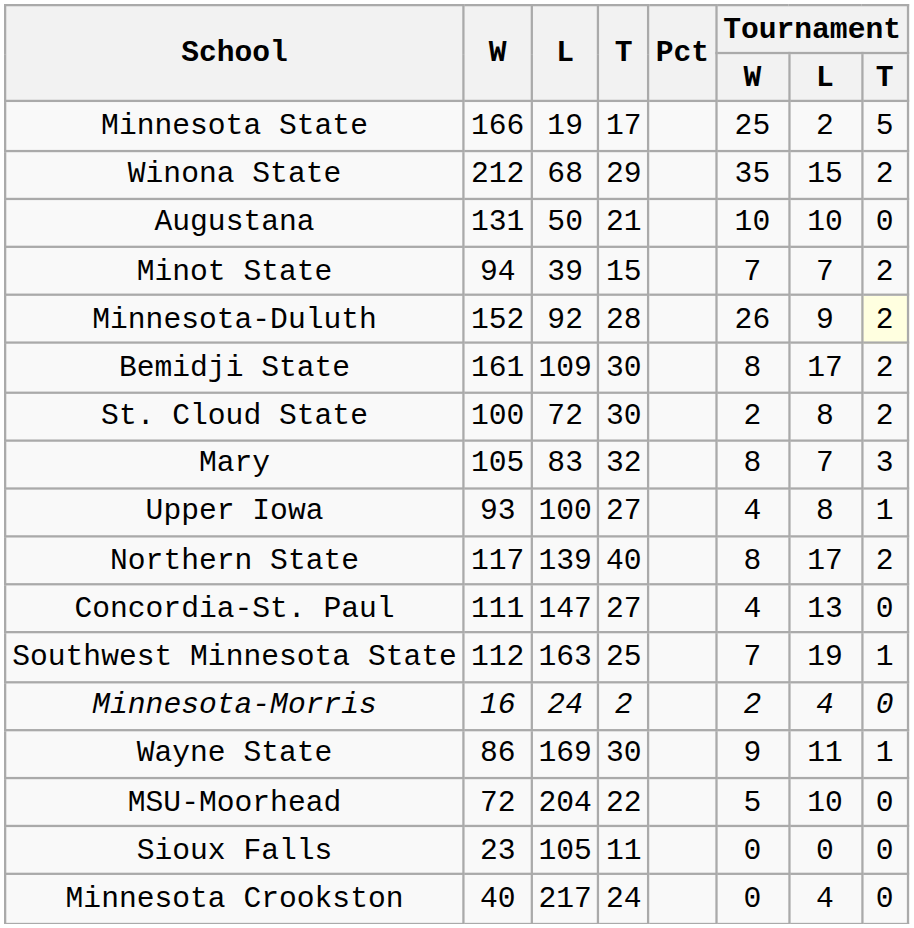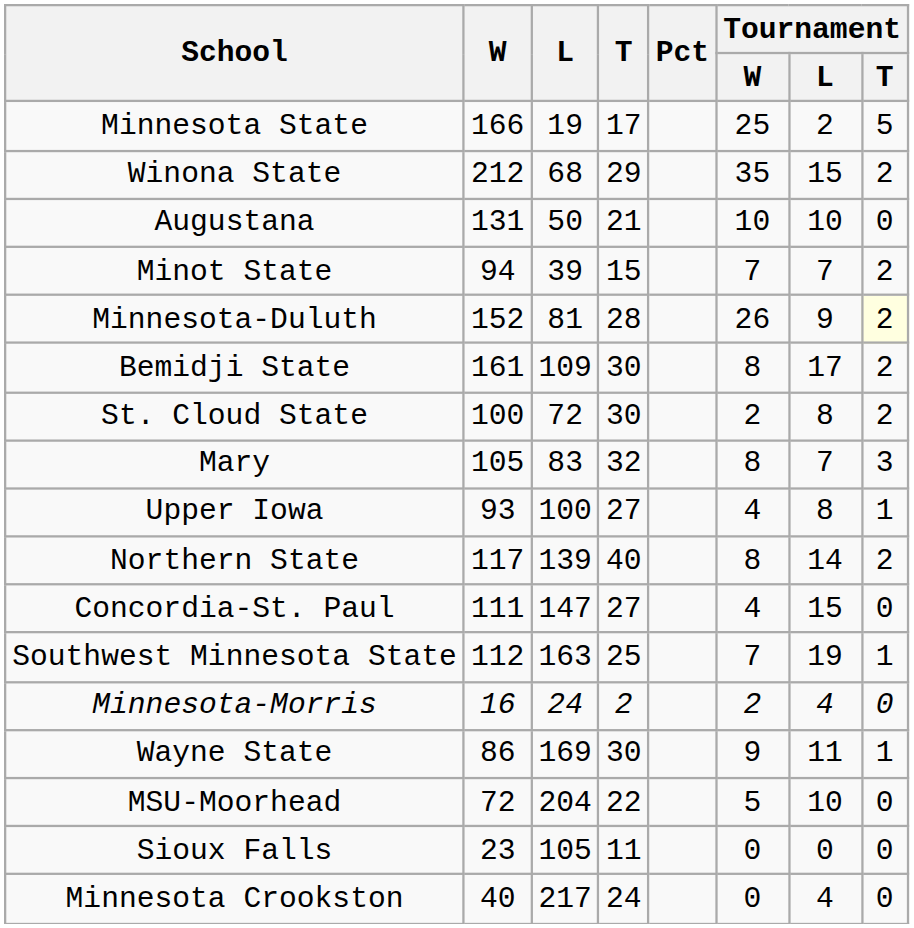(565, 319) 92 -> (565, 319) 81
(825, 561) 17 -> (825, 561) 14
(825, 609) 13 -> (825, 609) 15
